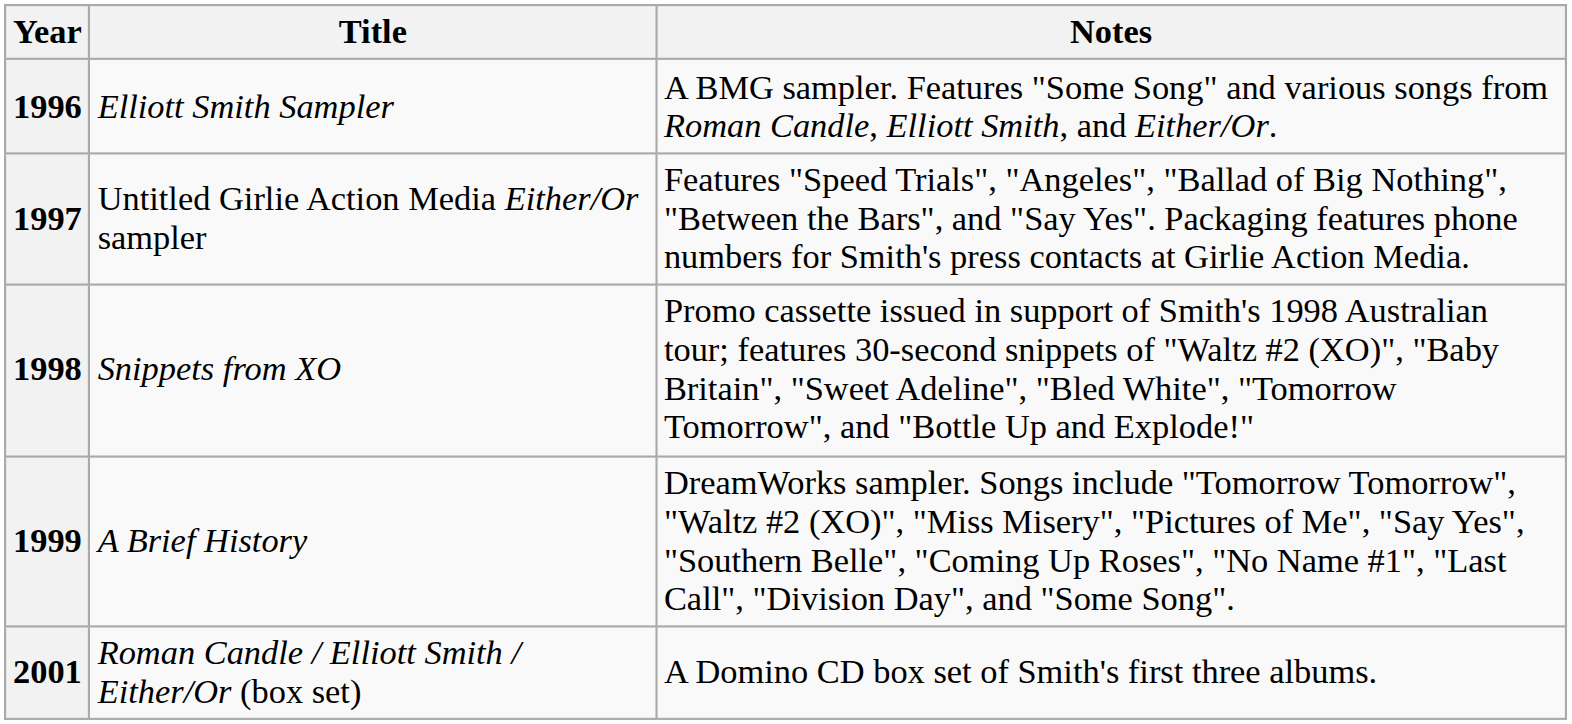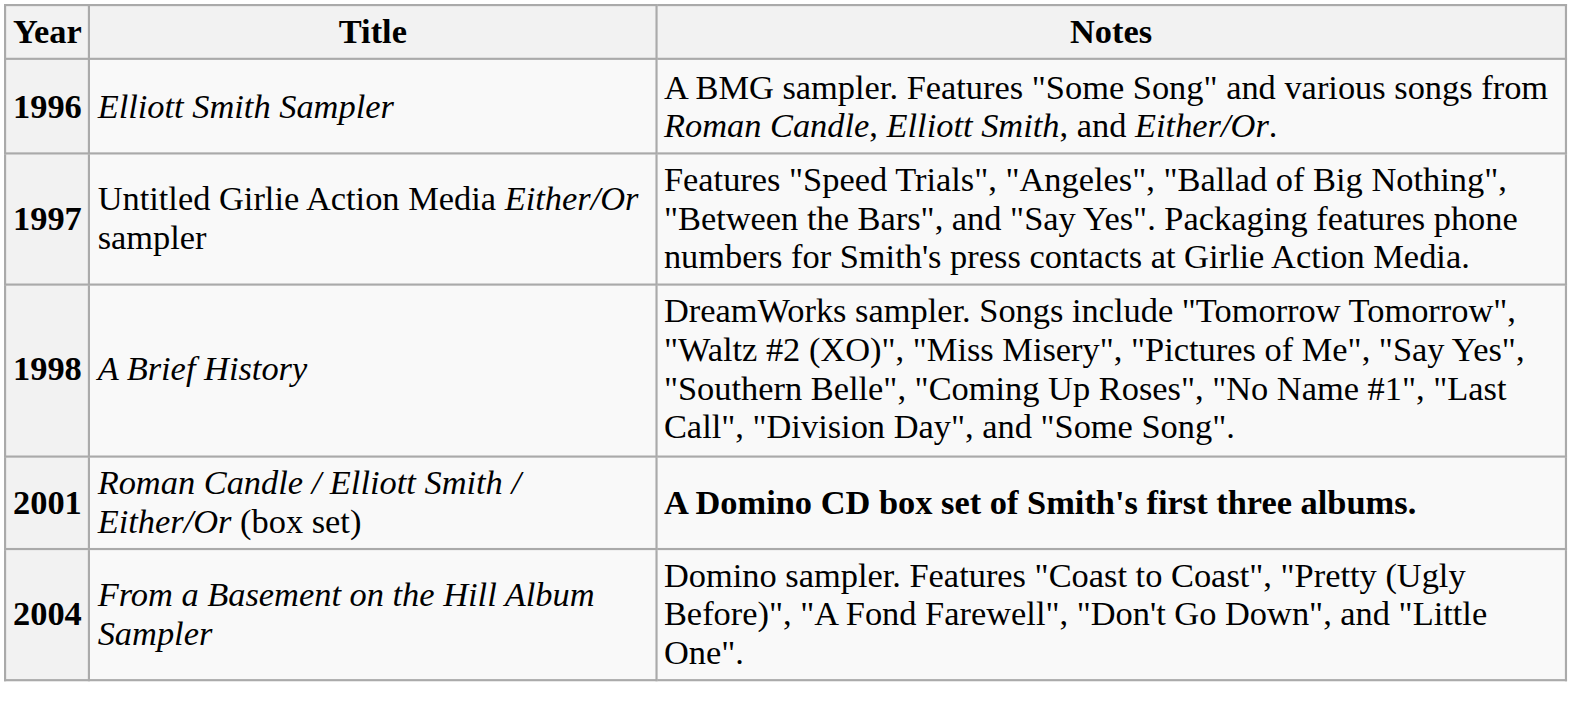- row: (219, 369)
(47, 540) 1999 -> (47, 369) 1998
(1021, 672) normal -> (1040, 501) bold
+ row: (346, 614)
